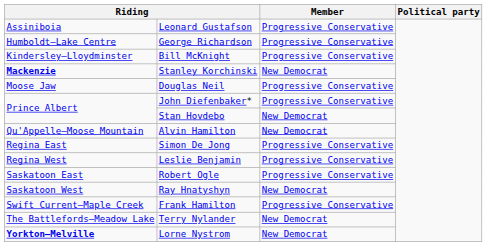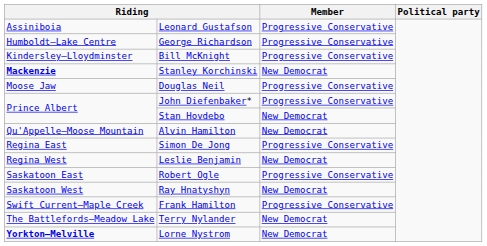(327, 160) Progressive Conservative -> (295, 160) New Democrat
